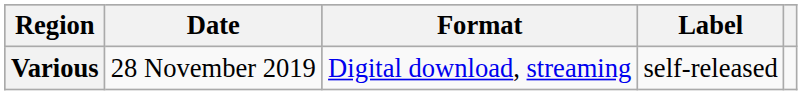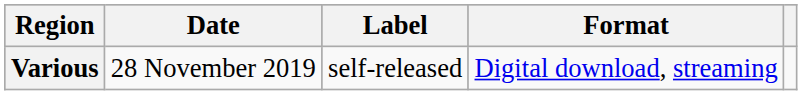columns swapped: (480, 25) <-> (711, 25)
